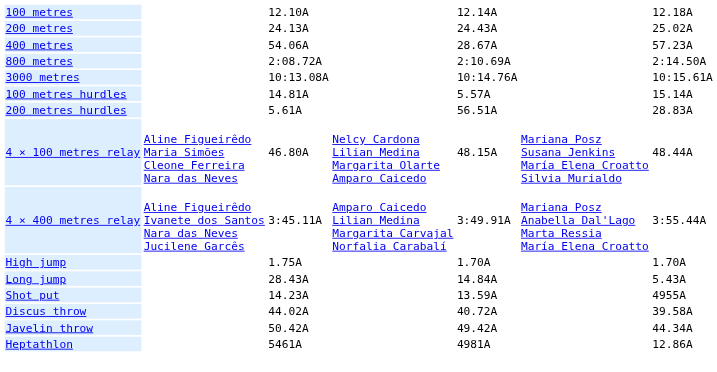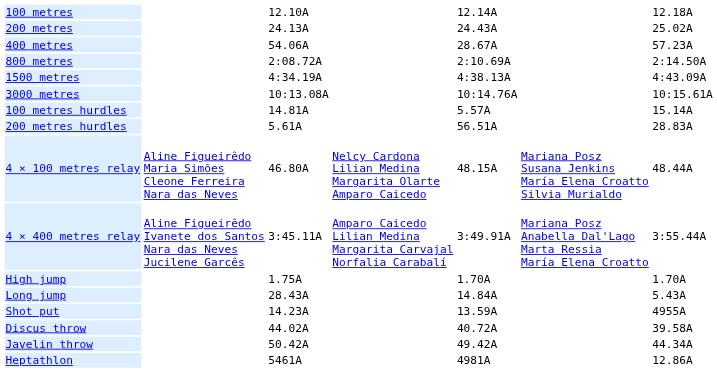+ row: (43, 77)
